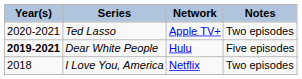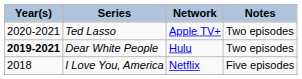(260, 49) Five episodes -> (260, 49) Two episodes
(260, 66) Two episodes -> (260, 66) Five episodes
